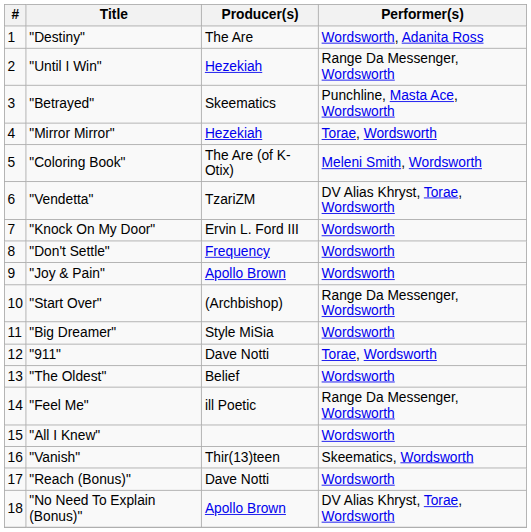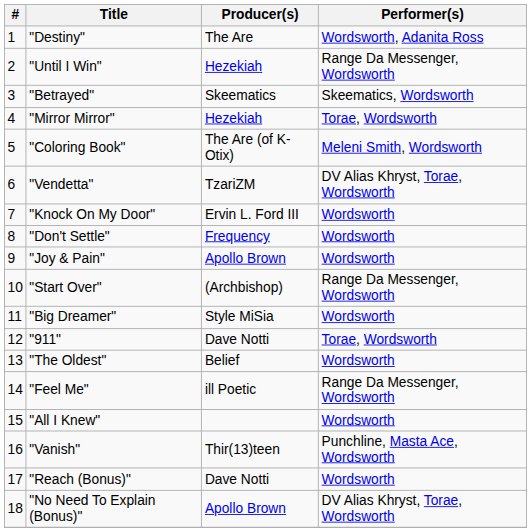(390, 104) Punchline, Masta Ace, Wordsworth -> (398, 96) Skeematics, Wordsworth
(398, 457) Skeematics, Wordsworth -> (390, 449) Punchline, Masta Ace, Wordsworth
